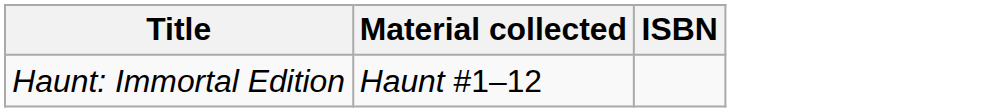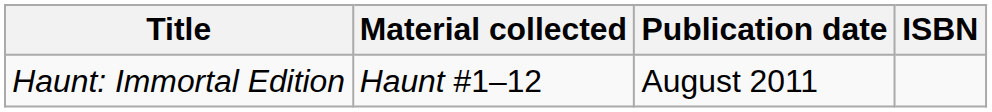+ column: (765, 29)
